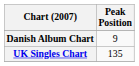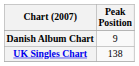(115, 54) 135 -> (115, 54) 138
